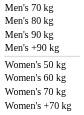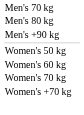- row: (29, 34)
